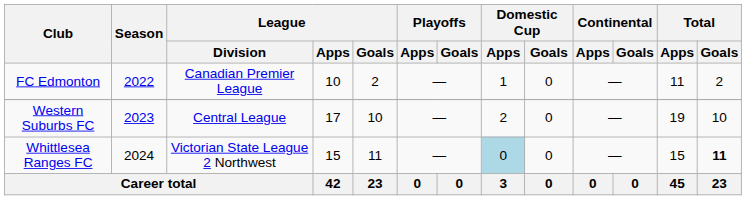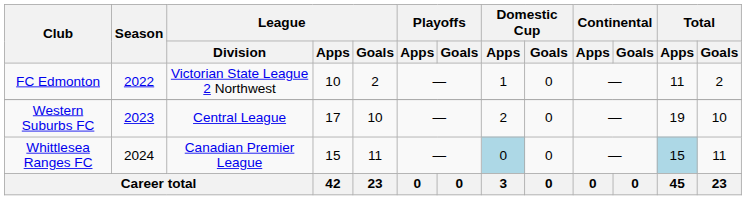(240, 81) Canadian Premier League -> (240, 81) Victorian State League 2 Northwest
(240, 155) Victorian State League 2 Northwest -> (240, 155) Canadian Premier League
(677, 155) no background -> (677, 155) lightblue background
(719, 155) bold -> (719, 155) normal
